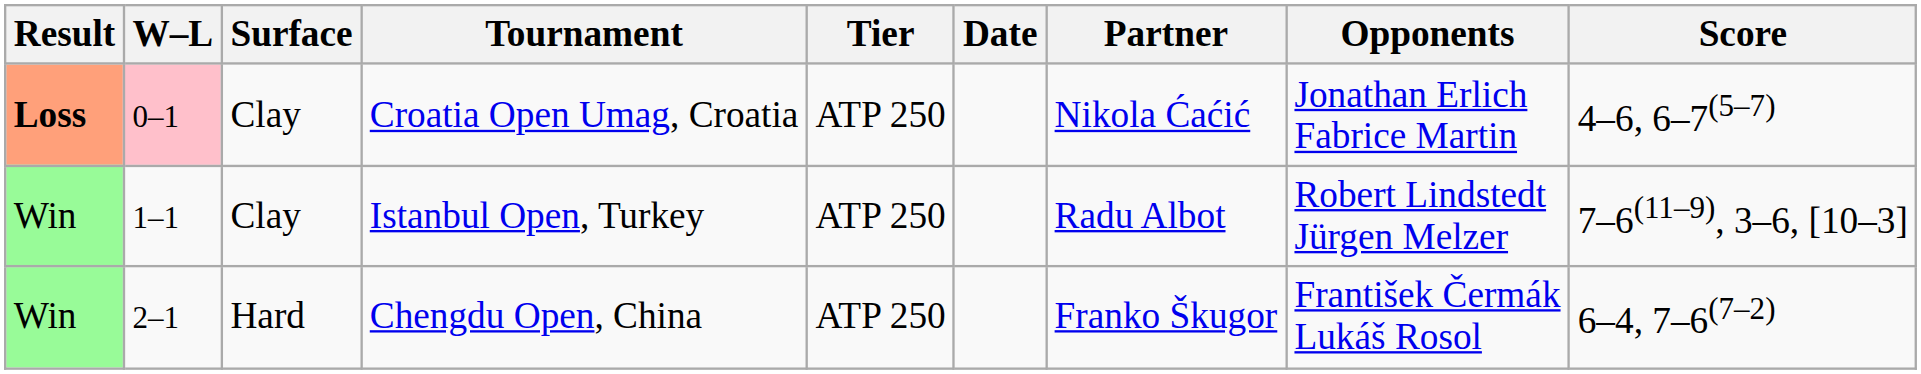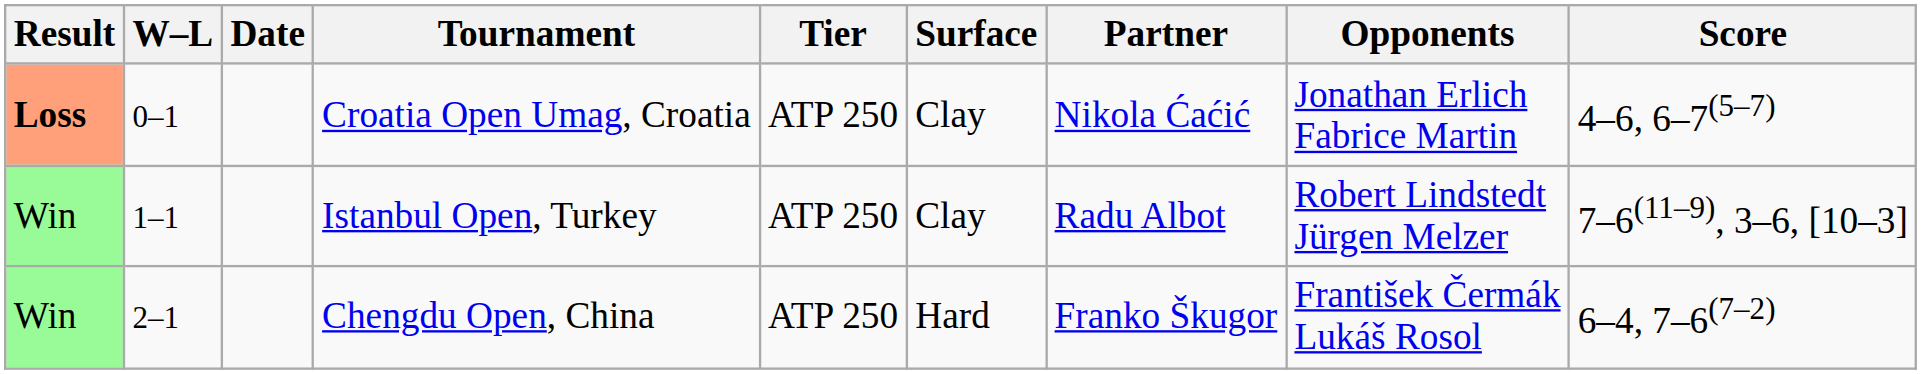columns swapped: (1000, 34) <-> (292, 34)
(156, 116) pink background -> (156, 116) no background
